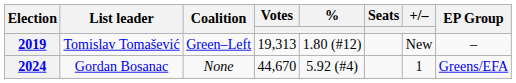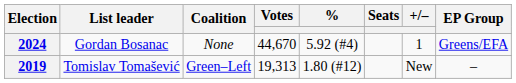rows swapped: (32, 44) <-> (32, 66)
